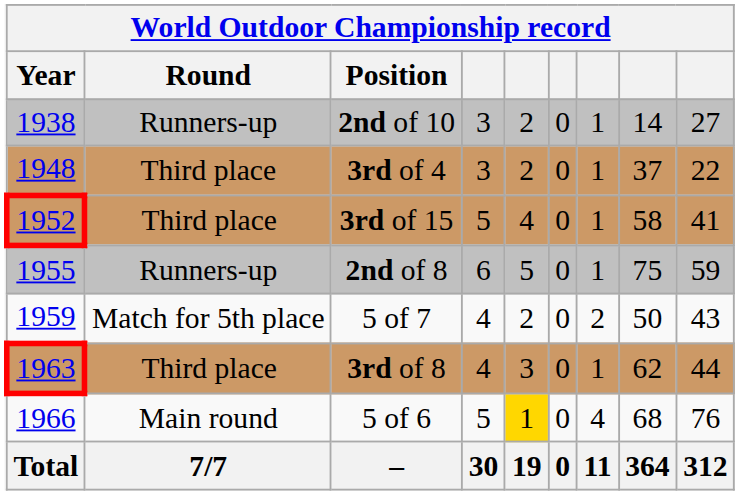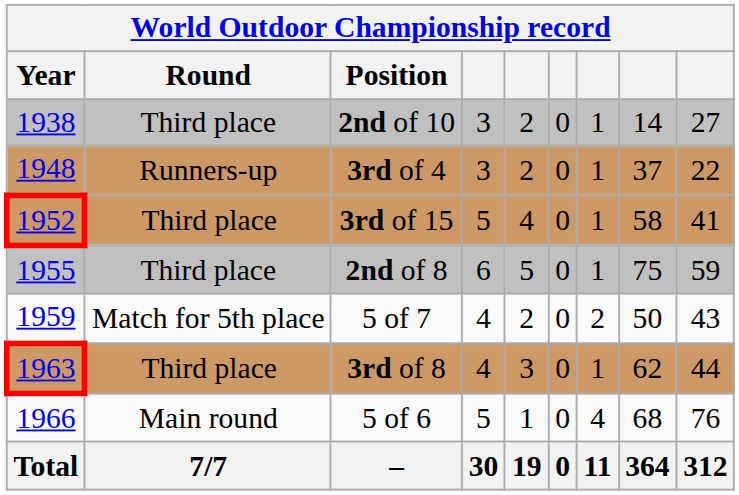(208, 121) Runners-up -> (208, 121) Third place
(208, 169) Third place -> (208, 169) Runners-up
(208, 269) Runners-up -> (208, 269) Third place
(527, 417) gold background -> (527, 417) no background
